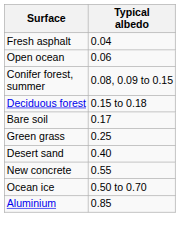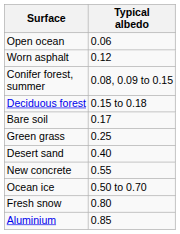- row: (39, 41)
+ row: (38, 58)
+ row: (34, 204)
